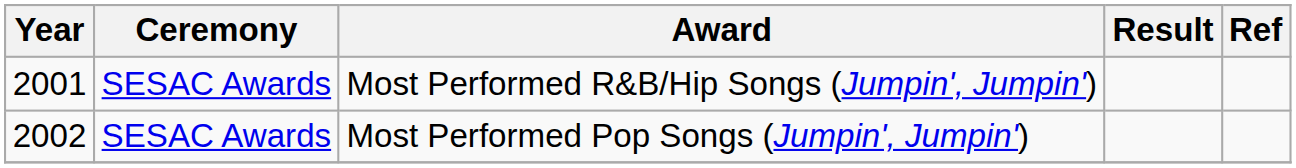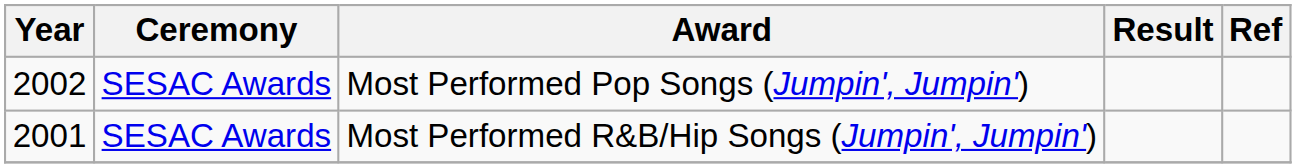rows swapped: (722, 83) <-> (688, 135)
